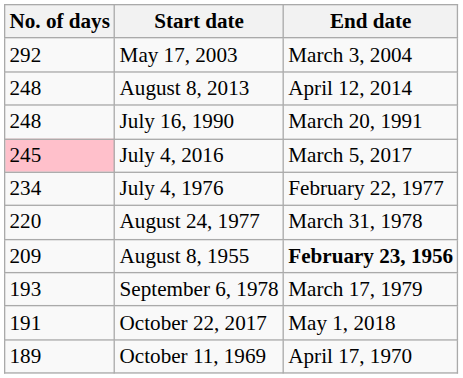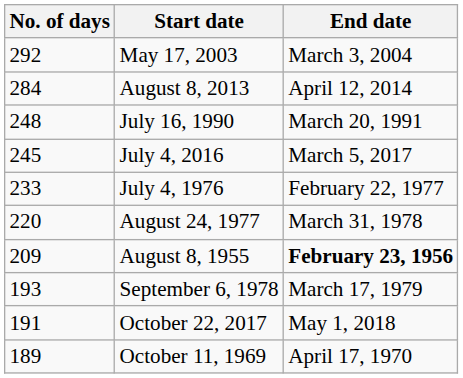(25, 88) 248 -> (25, 88) 284
(25, 155) pink background -> (25, 155) no background
(25, 188) 234 -> (25, 188) 233
